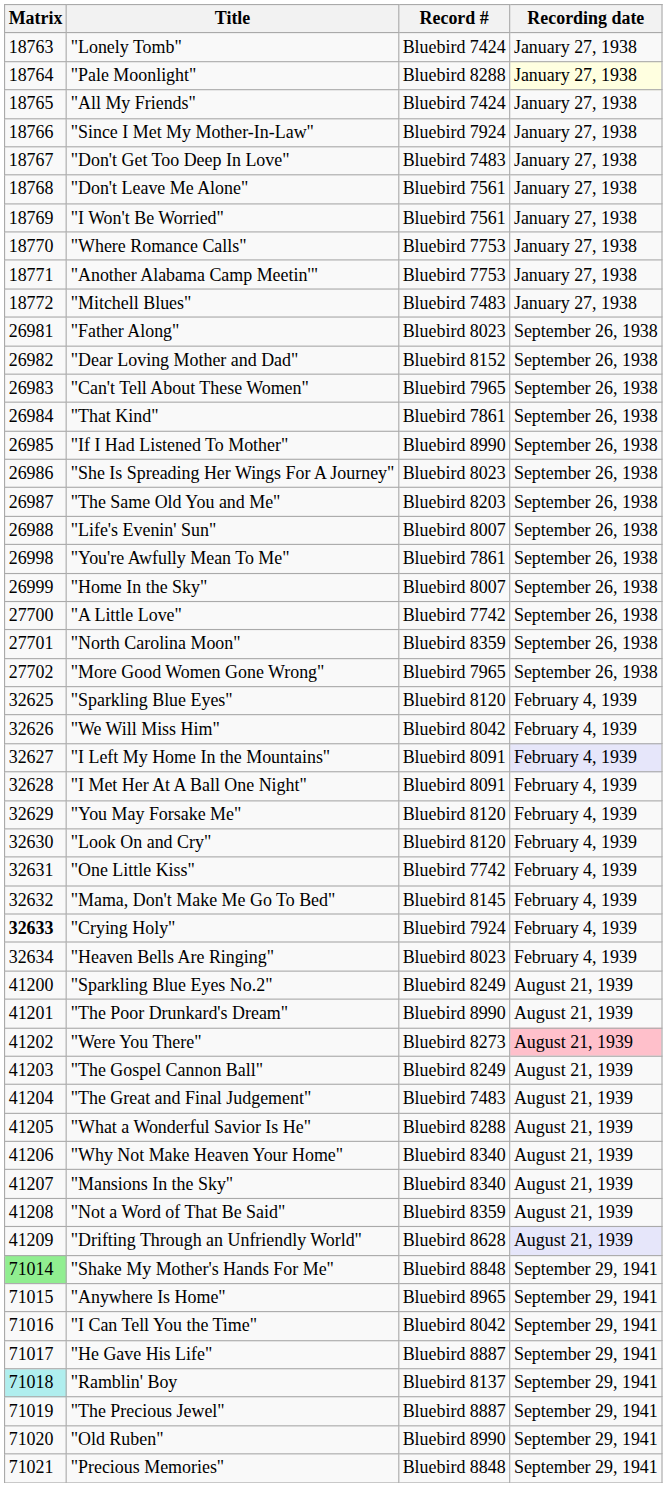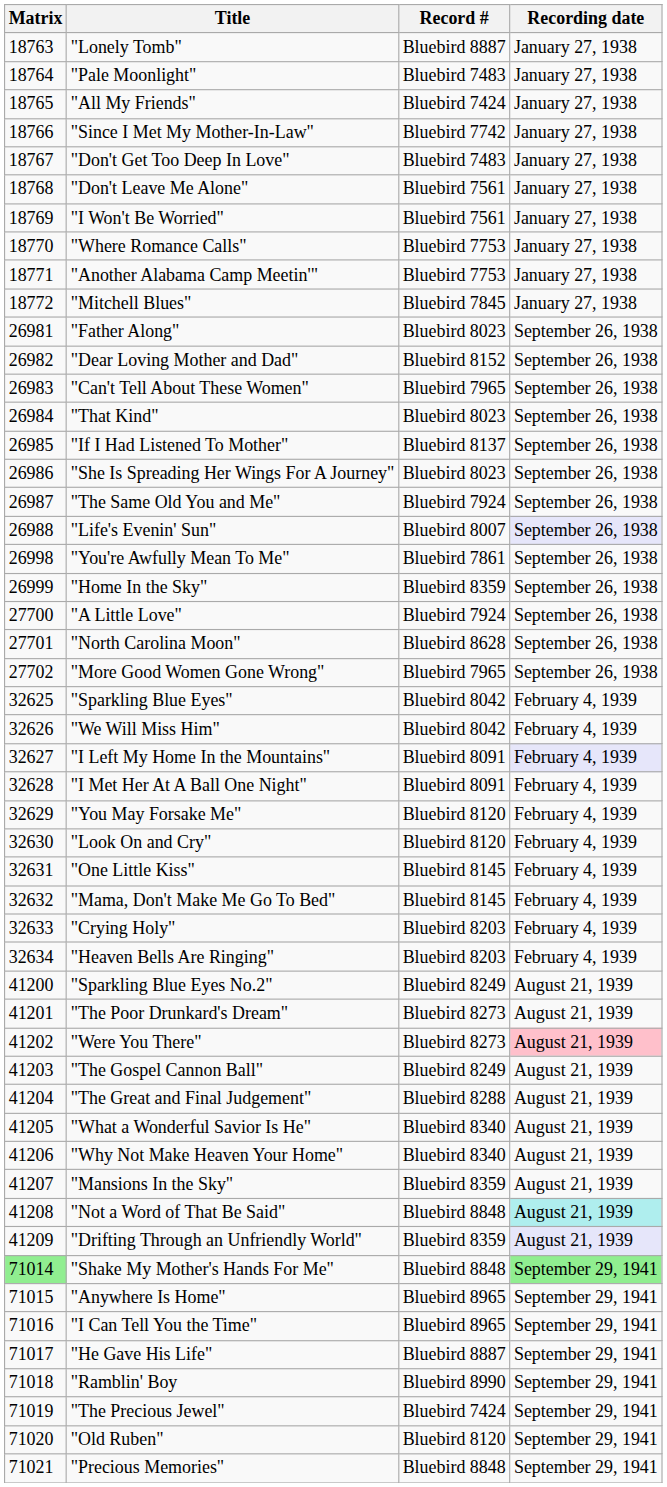(454, 47) Bluebird 7424 -> (454, 47) Bluebird 8887
(454, 75) Bluebird 8288 -> (454, 75) Bluebird 7483
(575, 75) lightyellow background -> (575, 75) no background
(454, 132) Bluebird 7924 -> (454, 132) Bluebird 7742
(454, 302) Bluebird 7483 -> (454, 302) Bluebird 7845
(454, 416) Bluebird 7861 -> (454, 416) Bluebird 8023
(454, 445) Bluebird 8990 -> (454, 445) Bluebird 8137
(454, 501) Bluebird 8203 -> (454, 501) Bluebird 7924
(586, 530) no background -> (586, 530) lavender background
(454, 587) Bluebird 8007 -> (454, 587) Bluebird 8359
(454, 615) Bluebird 7742 -> (454, 615) Bluebird 7924
(454, 643) Bluebird 8359 -> (454, 643) Bluebird 8628
(454, 700) Bluebird 8120 -> (454, 700) Bluebird 8042
(454, 871) Bluebird 7742 -> (454, 871) Bluebird 8145
(31, 928) bold -> (31, 928) normal
(454, 928) Bluebird 7924 -> (454, 928) Bluebird 8203
(454, 956) Bluebird 8023 -> (454, 956) Bluebird 8203
(454, 1013) Bluebird 8990 -> (454, 1013) Bluebird 8273
(454, 1098) Bluebird 7483 -> (454, 1098) Bluebird 8288
(454, 1127) Bluebird 8288 -> (454, 1127) Bluebird 8340
(454, 1183) Bluebird 8340 -> (454, 1183) Bluebird 8359
(454, 1212) Bluebird 8359 -> (454, 1212) Bluebird 8848
(573, 1212) no background -> (573, 1212) paleturquoise background
(454, 1240) Bluebird 8628 -> (454, 1240) Bluebird 8359
(586, 1269) no background -> (586, 1269) lightgreen background
(454, 1326) Bluebird 8042 -> (454, 1326) Bluebird 8965
(31, 1382) paleturquoise background -> (31, 1382) no background
(454, 1382) Bluebird 8137 -> (454, 1382) Bluebird 8990
(454, 1411) Bluebird 8887 -> (454, 1411) Bluebird 7424
(454, 1439) Bluebird 8990 -> (454, 1439) Bluebird 8120
